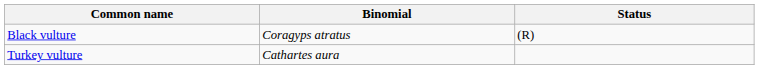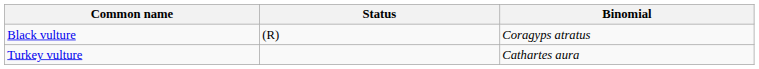columns swapped: (387, 14) <-> (634, 14)
